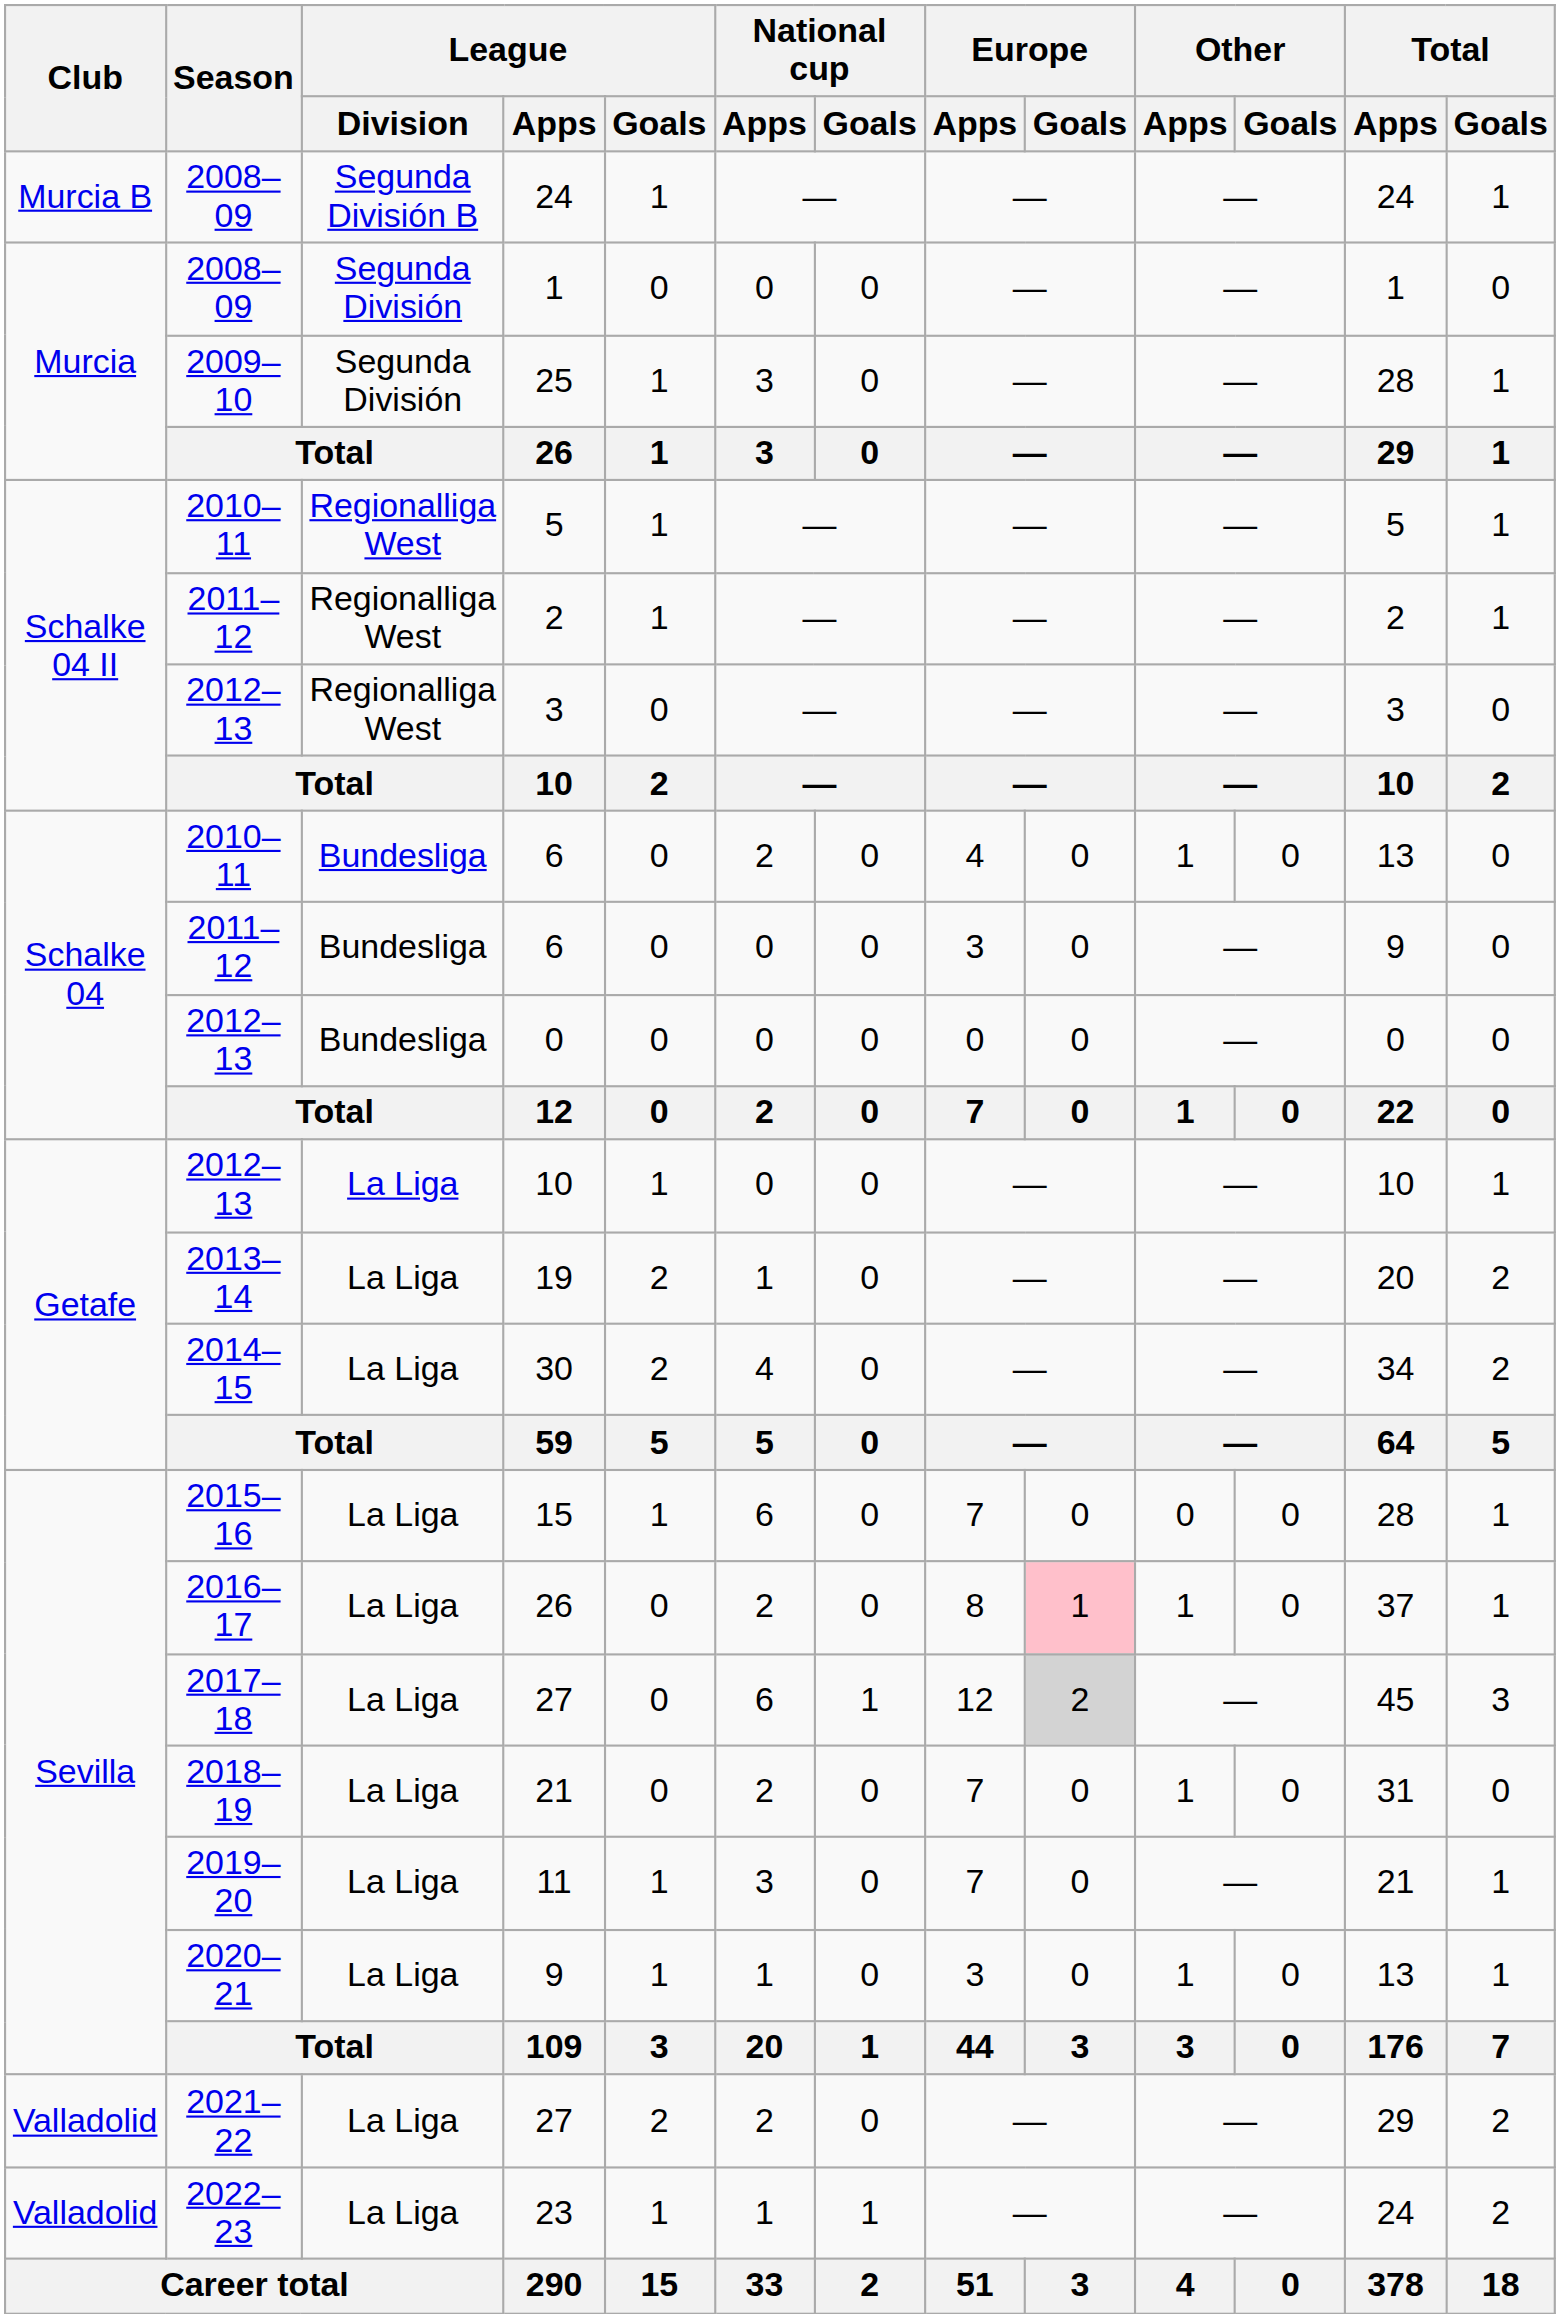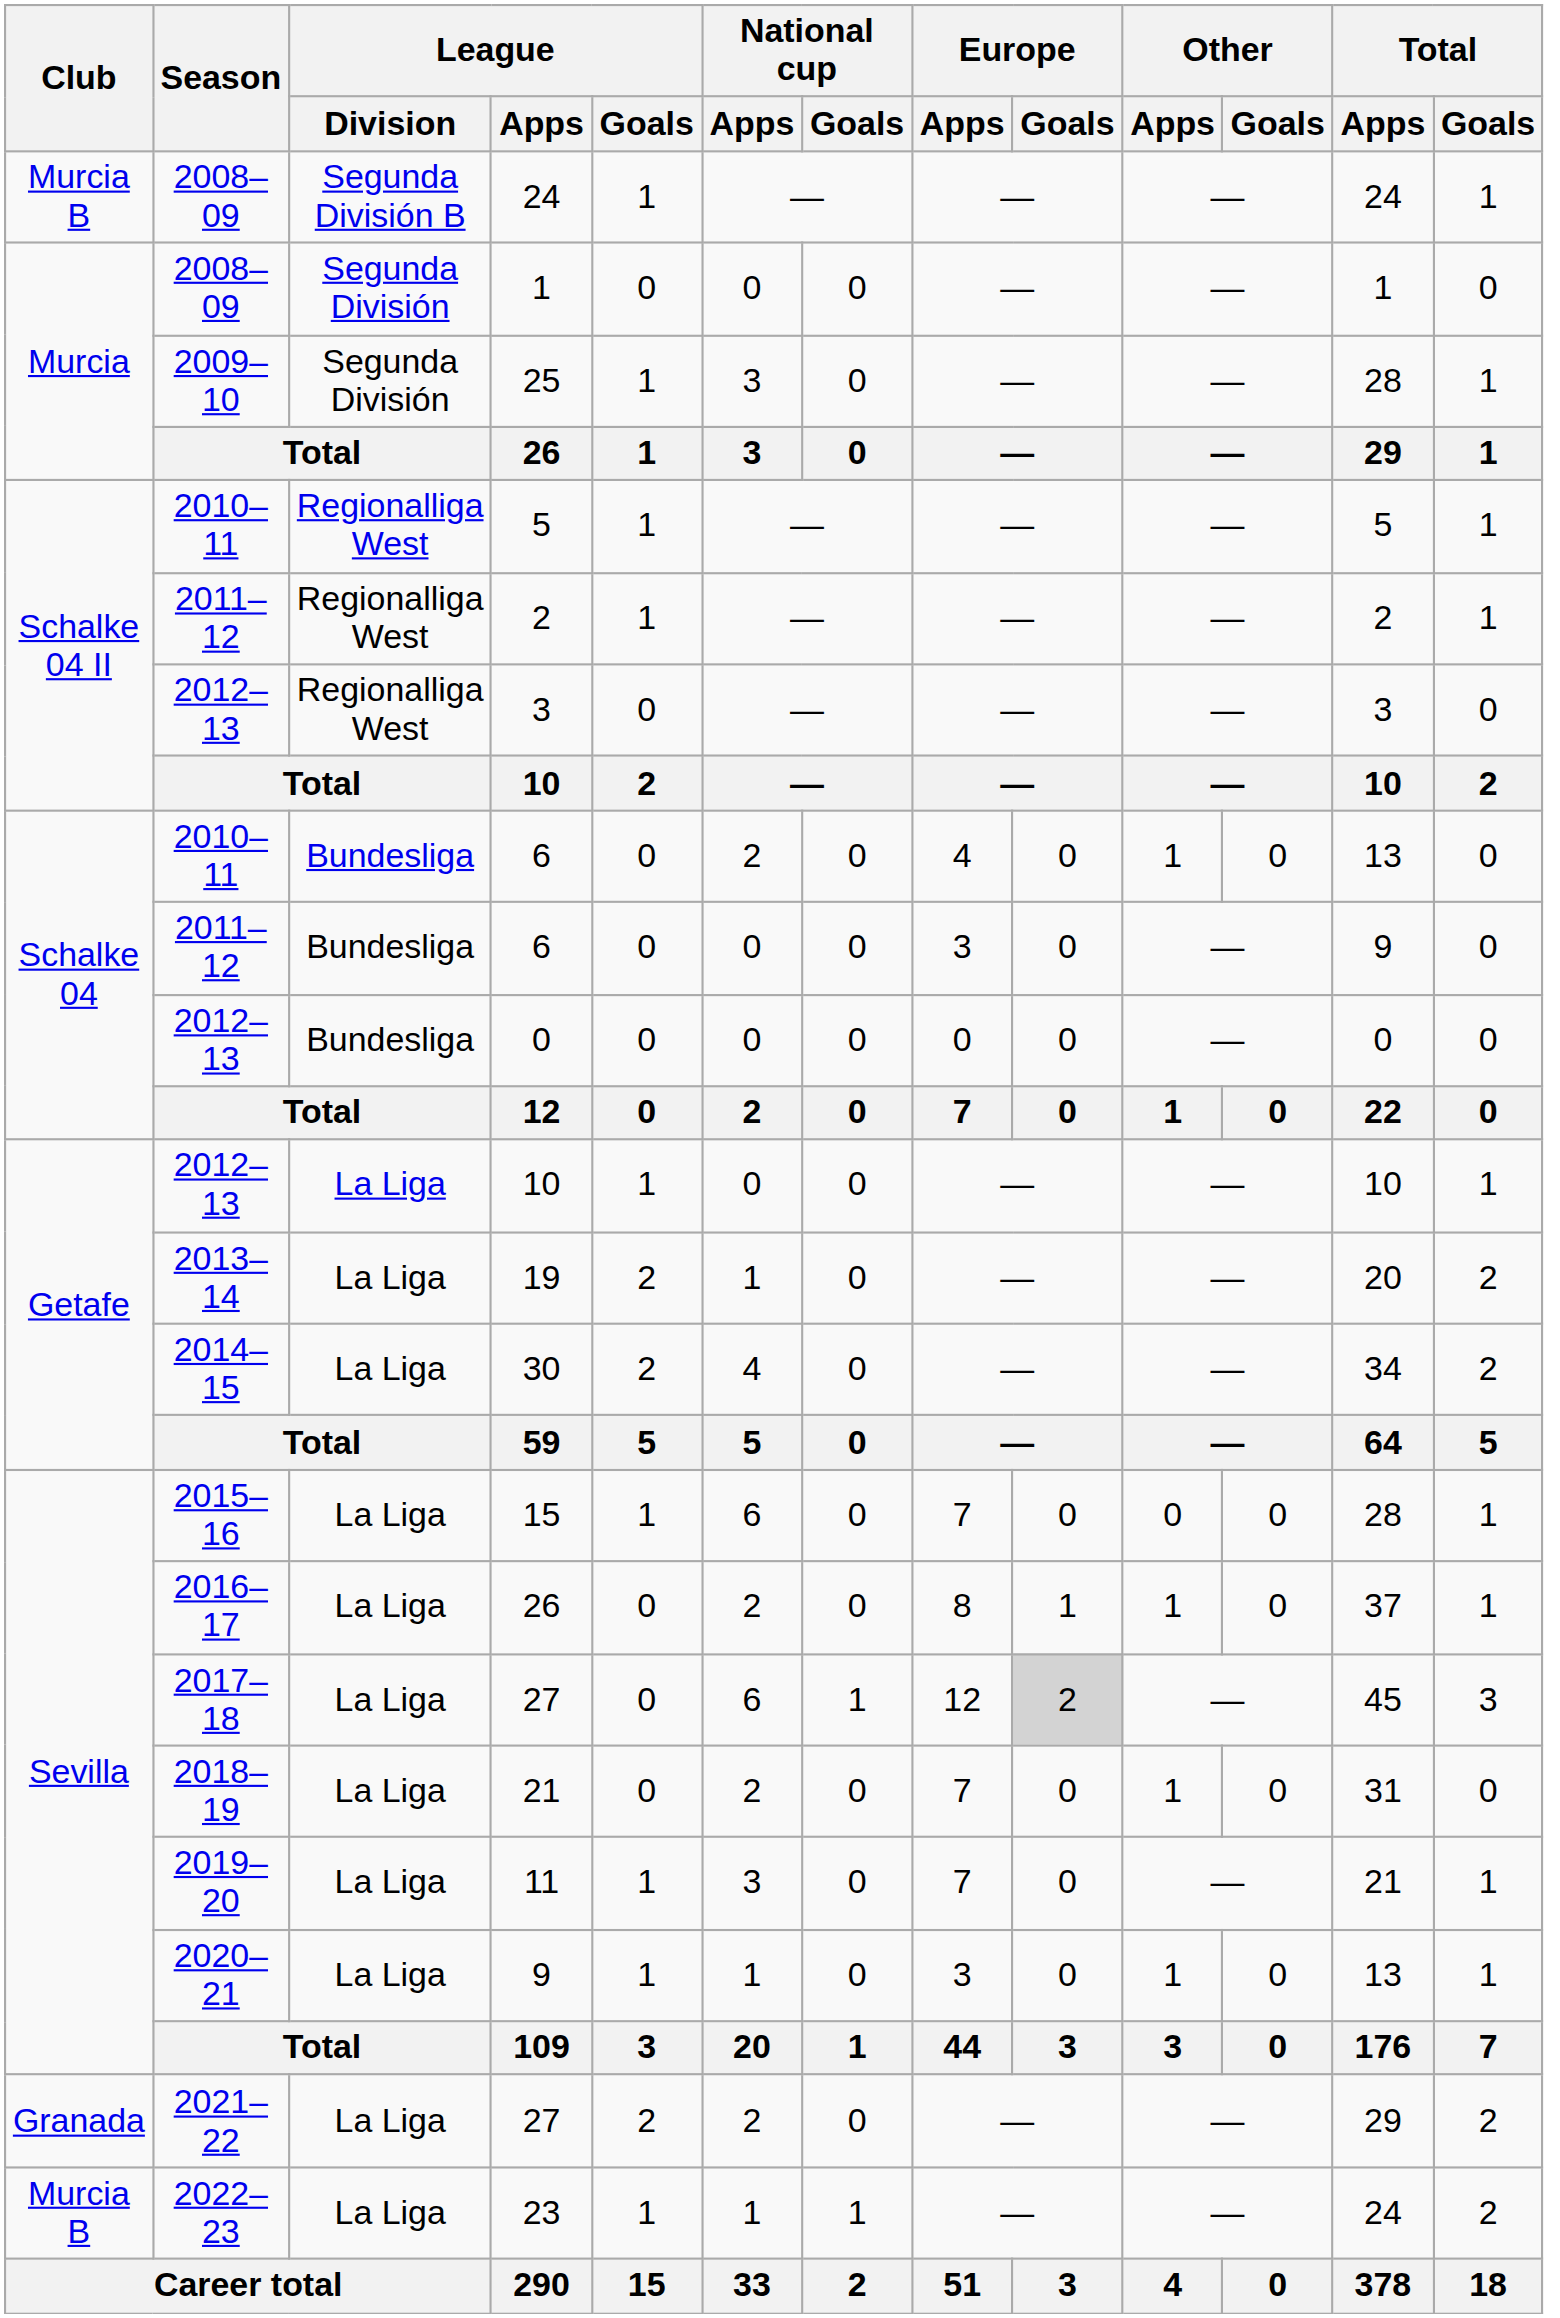(1080, 1606) pink background -> (1067, 1606) no background
(85, 2120) Valladolid -> (79, 2120) Granada
(85, 2212) Valladolid -> (79, 2212) Murcia B
